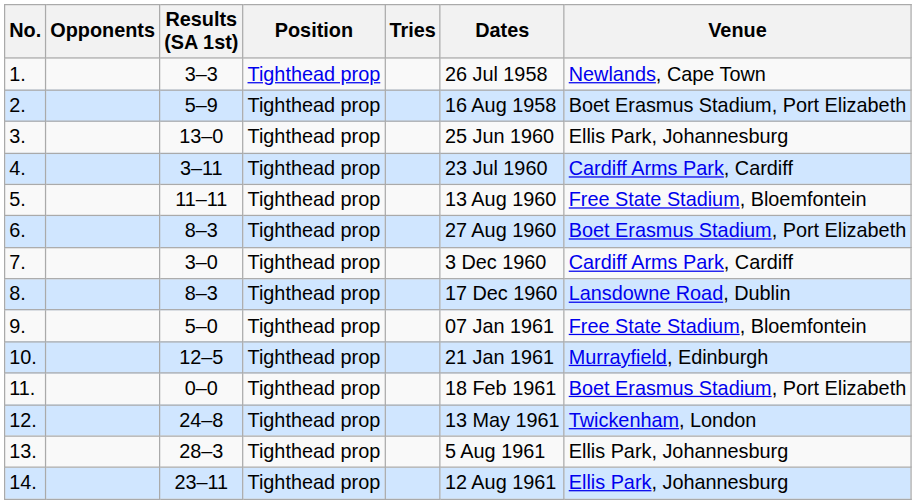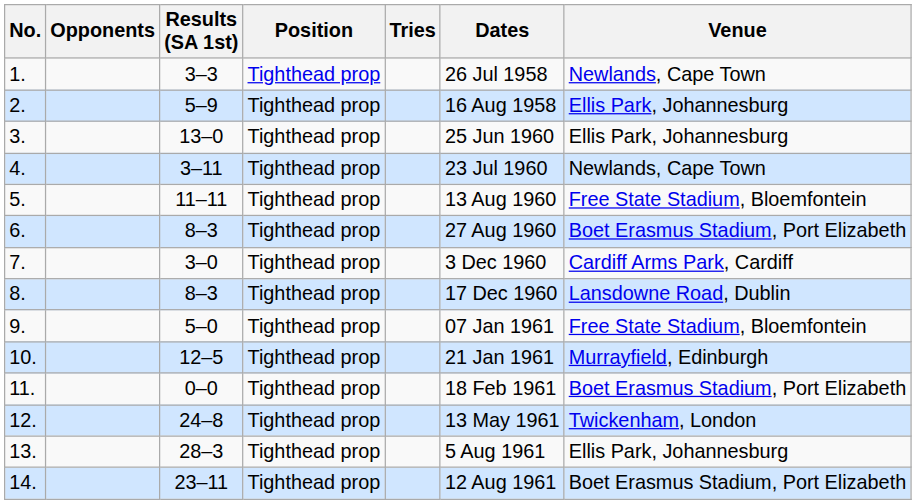(737, 105) Boet Erasmus Stadium, Port Elizabeth -> (678, 105) Ellis Park, Johannesburg
(681, 168) Cardiff Arms Park, Cardiff -> (667, 168) Newlands, Cape Town
(678, 483) Ellis Park, Johannesburg -> (737, 483) Boet Erasmus Stadium, Port Elizabeth
